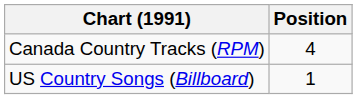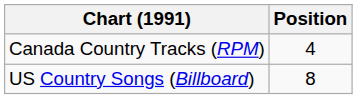(310, 78) 1 -> (310, 78) 8
